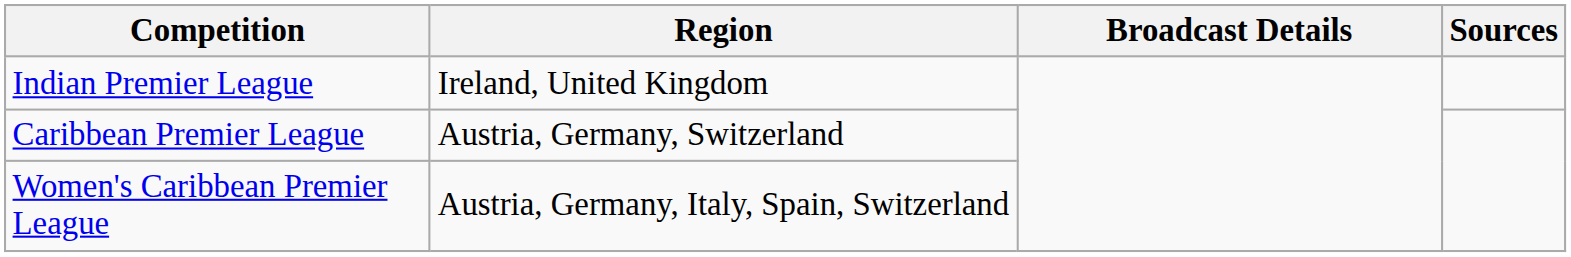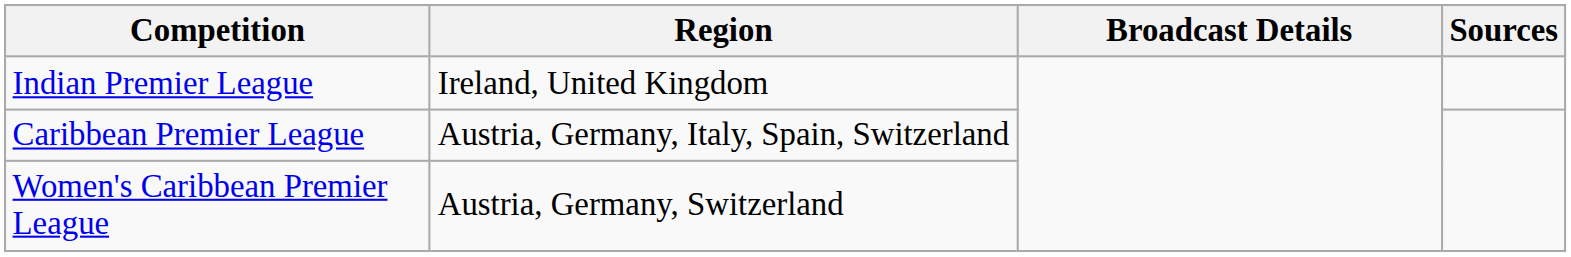(641, 134) Austria, Germany, Switzerland -> (723, 134) Austria, Germany, Italy, Spain, Switzerland
(723, 205) Austria, Germany, Italy, Spain, Switzerland -> (641, 205) Austria, Germany, Switzerland
